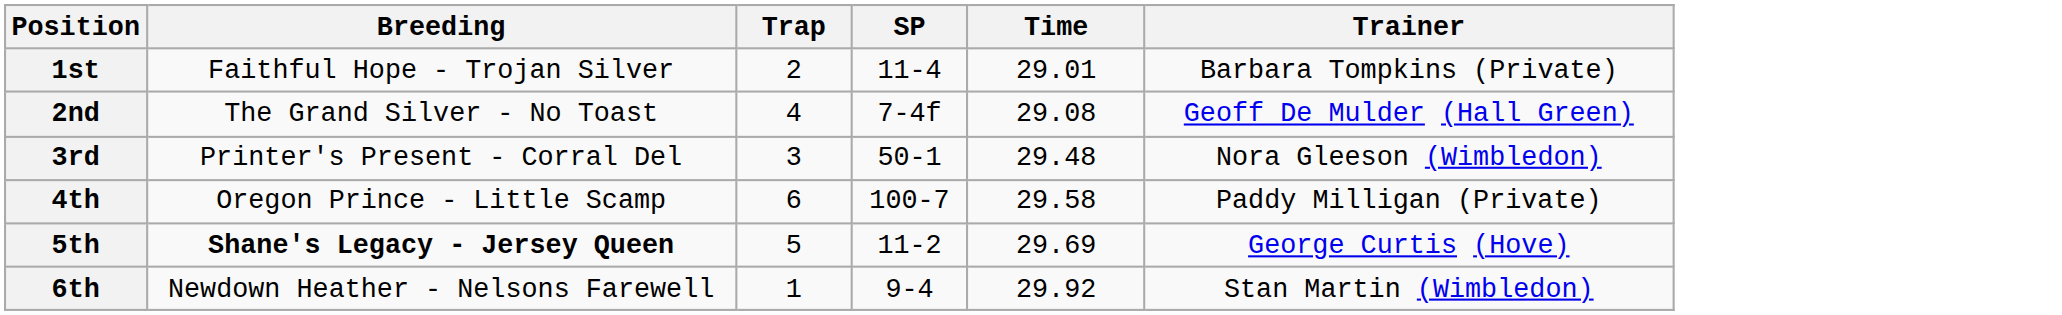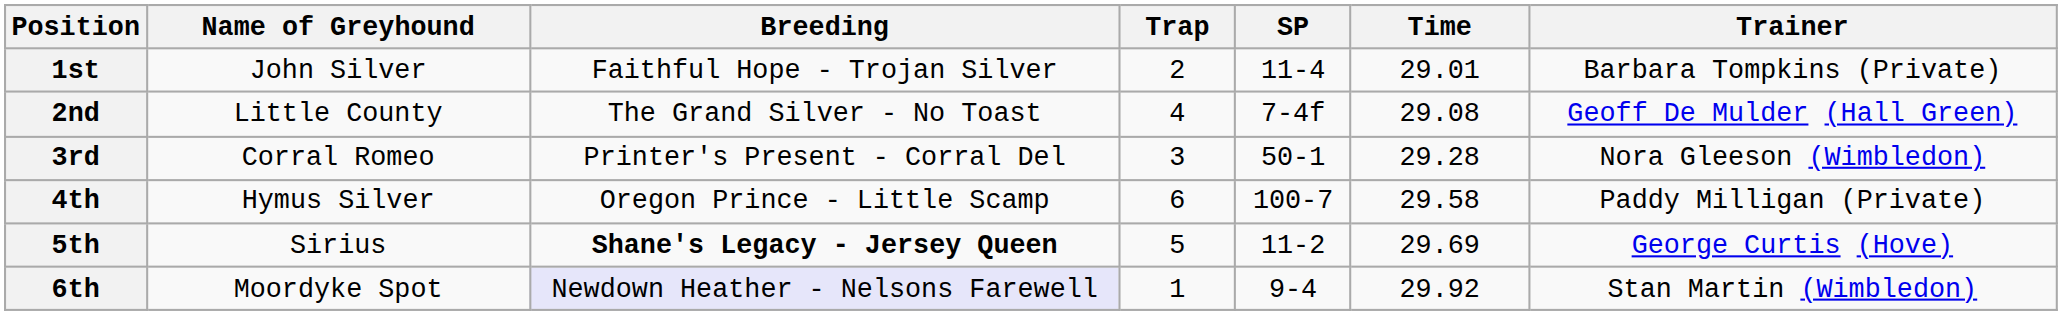+ column: (338, 27)
(1056, 158) 29.48 -> (1440, 158) 29.28
(441, 289) no background -> (825, 289) lavender background
